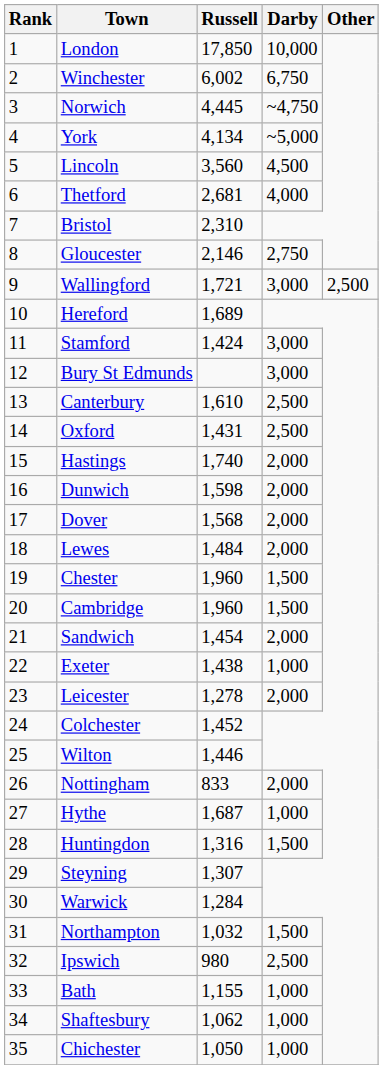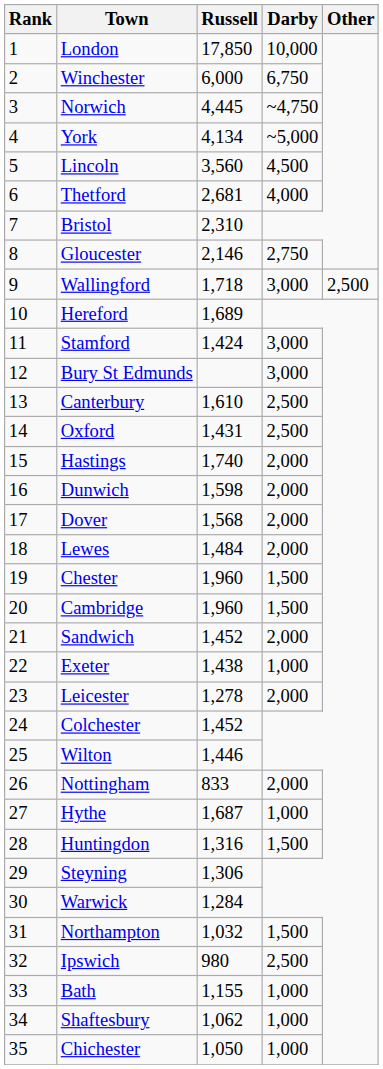(222, 78) 6,002 -> (222, 78) 6,000
(222, 284) 1,721 -> (222, 284) 1,718
(222, 637) 1,454 -> (222, 637) 1,452
(222, 872) 1,307 -> (222, 872) 1,306
